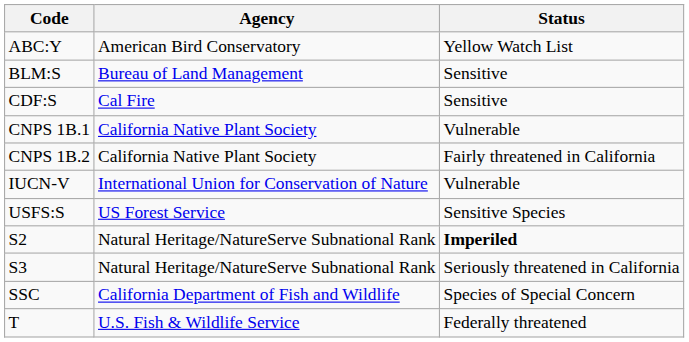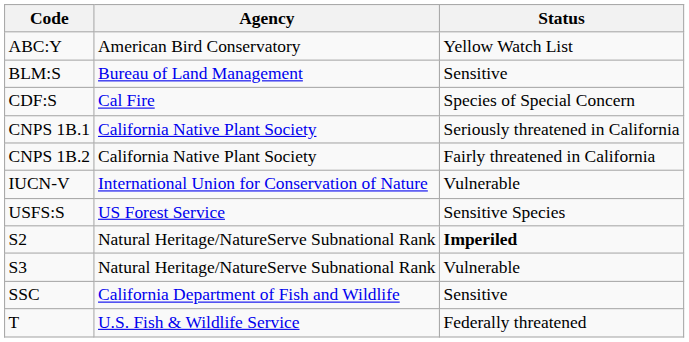(476, 101) Sensitive -> (539, 101) Species of Special Concern
(482, 128) Vulnerable -> (562, 128) Seriously threatened in California
(562, 267) Seriously threatened in California -> (482, 267) Vulnerable
(539, 294) Species of Special Concern -> (476, 294) Sensitive
